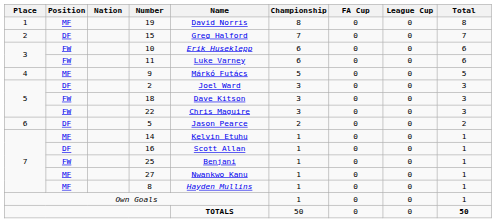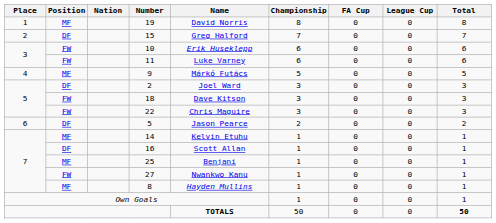(67, 162) FW -> (67, 162) MF
(67, 174) MF -> (67, 174) FW
